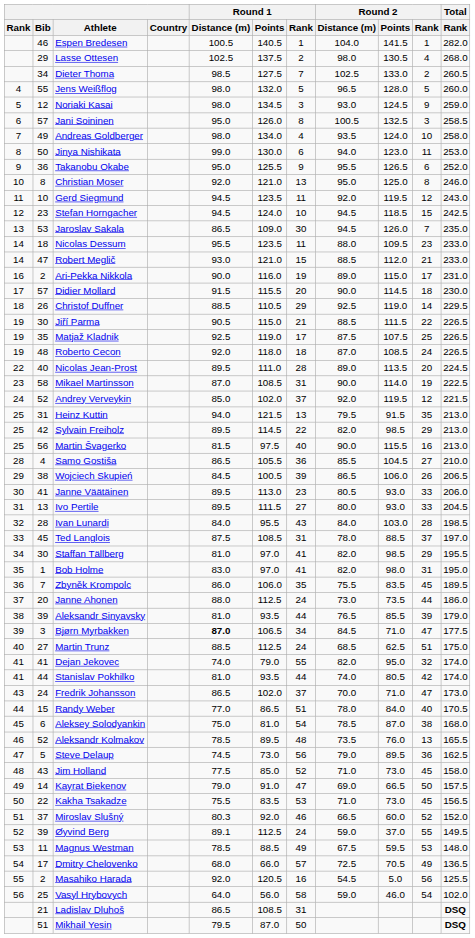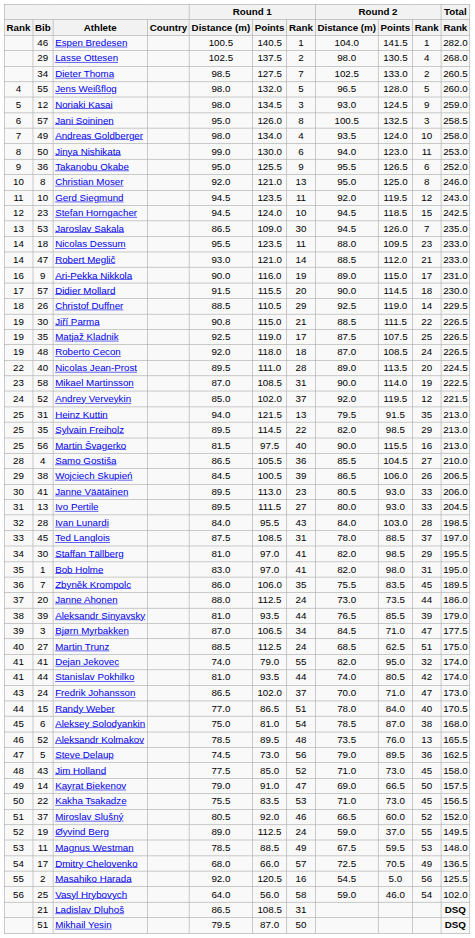(301, 259) 15 -> (301, 259) 14
(43, 275) 2 -> (43, 275) 9
(221, 321) 90.5 -> (221, 321) 90.8
(43, 430) 42 -> (43, 430) 35
(221, 631) bold -> (221, 631) normal
(221, 817) 80.3 -> (221, 817) 80.5
(43, 832) 39 -> (43, 832) 19
(221, 832) 89.1 -> (221, 832) 89.0
